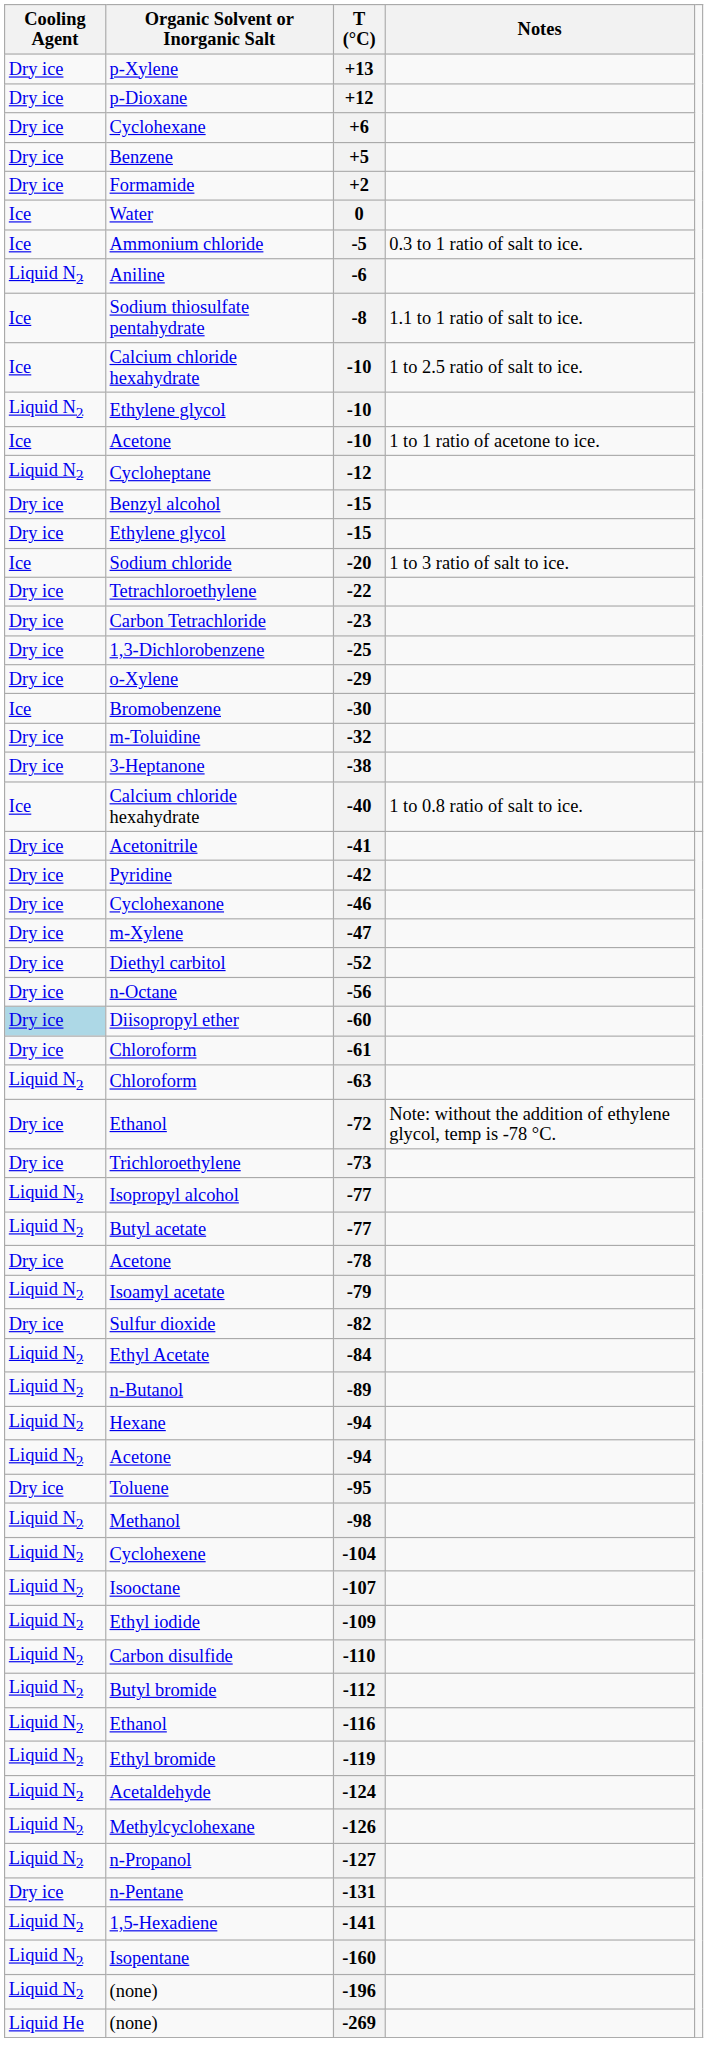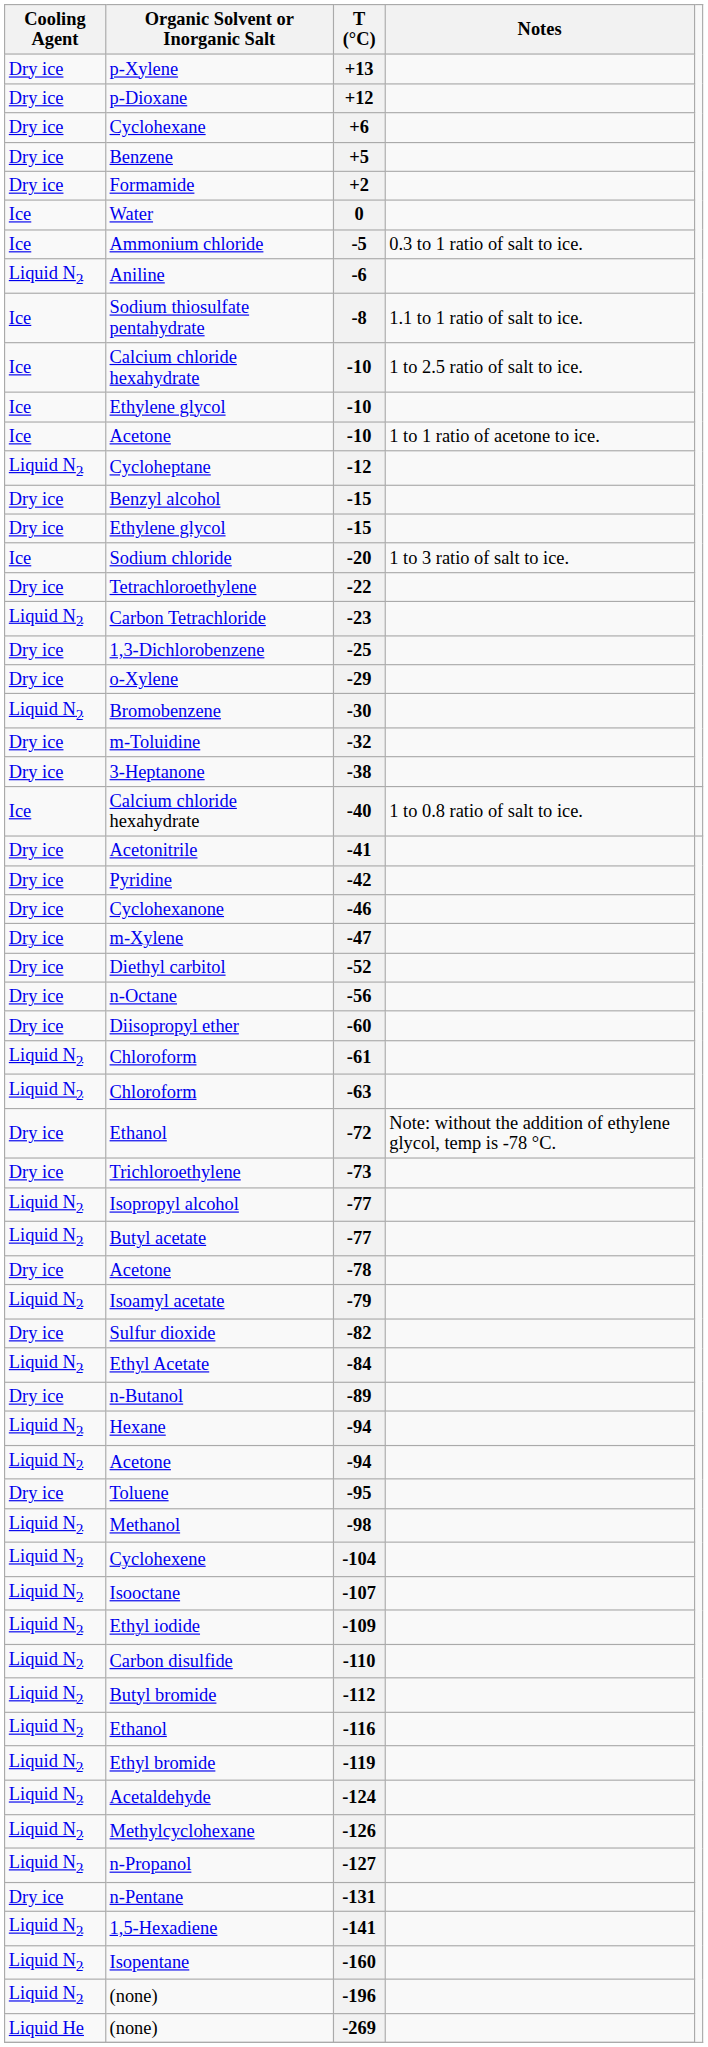(46, 409) Liquid N2 -> (20, 406) Ice
(36, 620) Dry ice -> (46, 618) Liquid N2
(20, 708) Ice -> (46, 710) Liquid N2
(36, 1020) lightblue background -> (36, 1025) no background
(36, 1050) Dry ice -> (46, 1057) Liquid N2
(46, 1389) Liquid N2 -> (36, 1396) Dry ice
